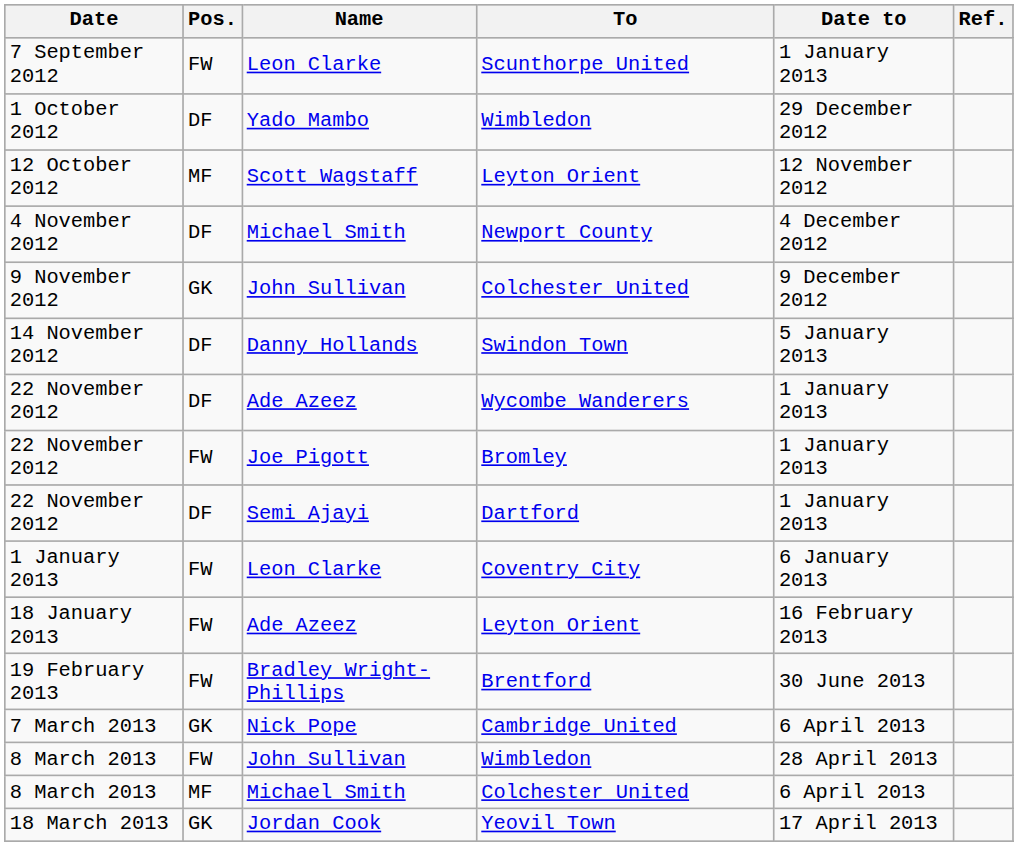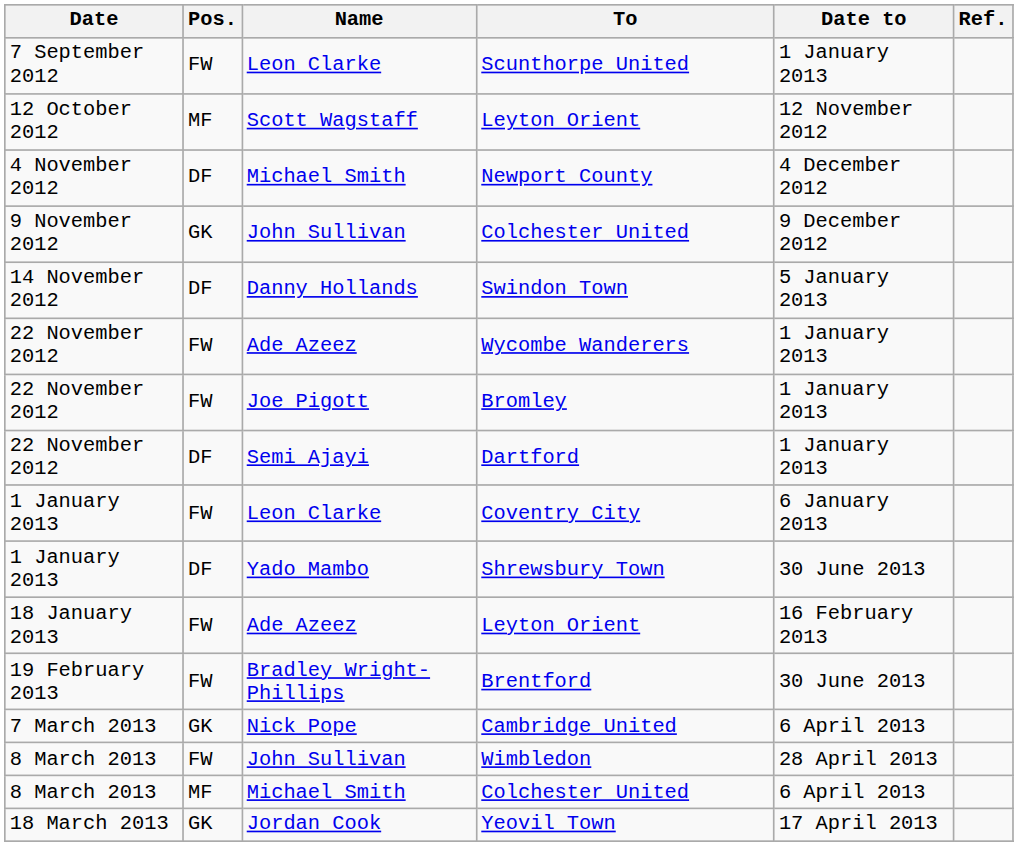- row: (65, 122)
(200, 402) DF -> (200, 346) FW
+ row: (65, 570)
